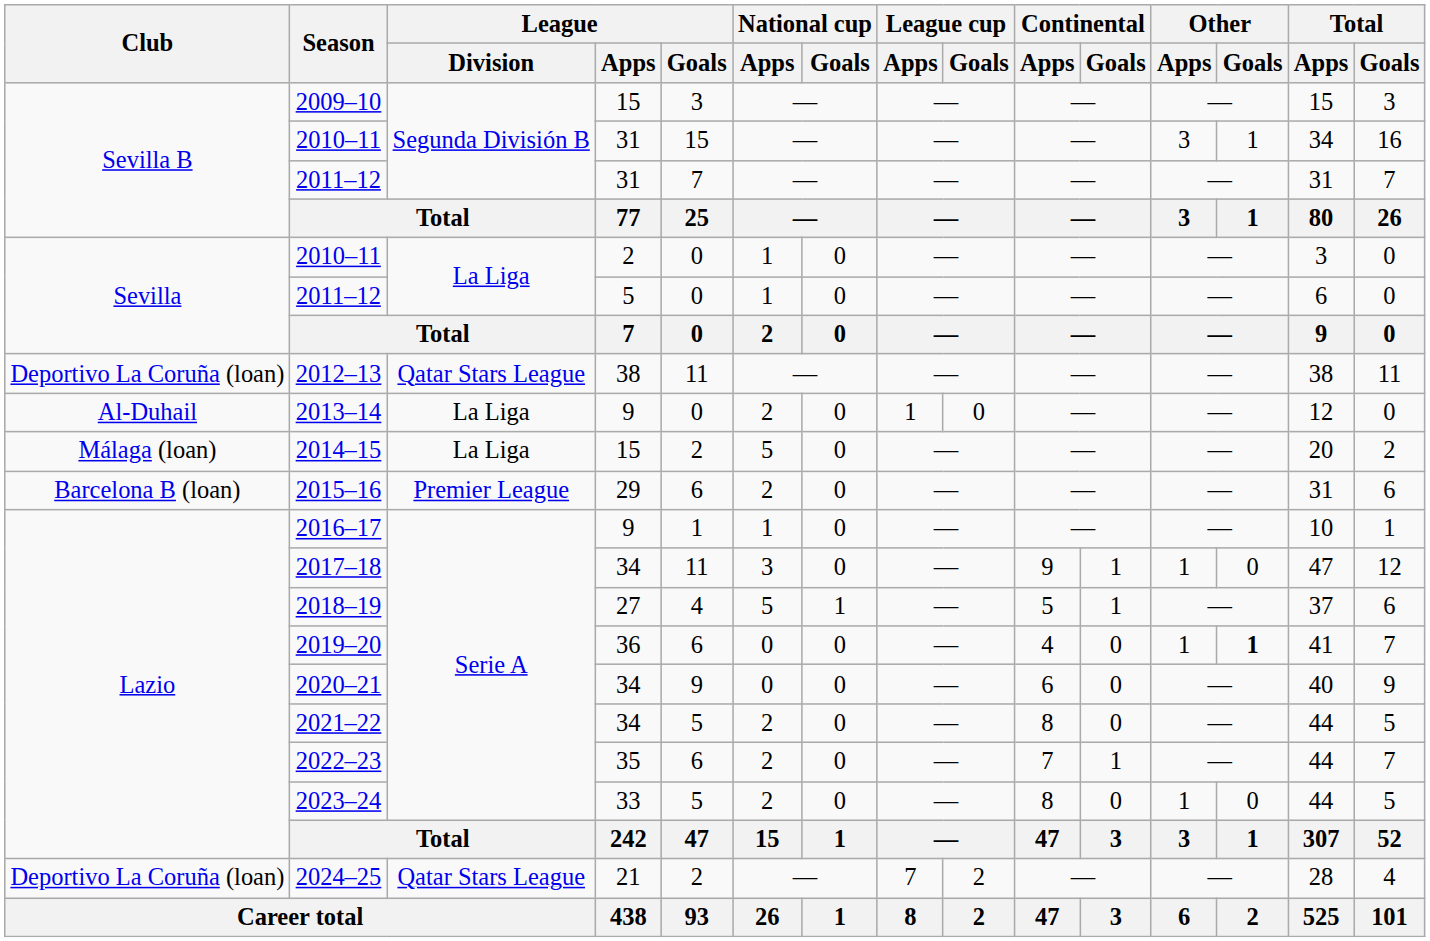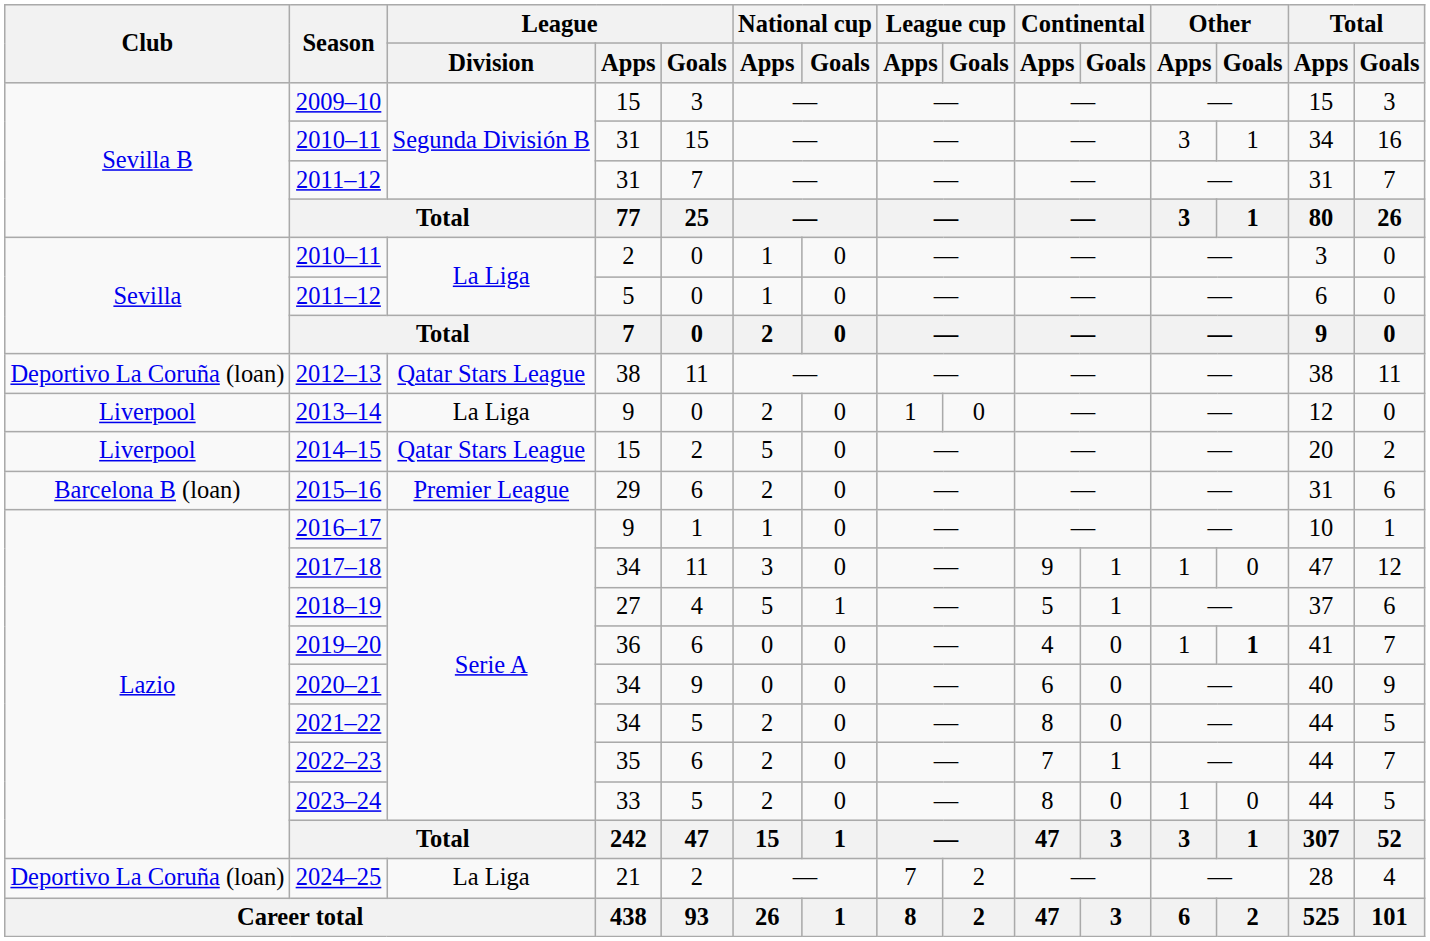(147, 412) Al-Duhail -> (147, 412) Liverpool
(147, 450) Málaga (loan) -> (147, 450) Liverpool
(491, 450) La Liga -> (491, 450) Qatar Stars League
(491, 878) Qatar Stars League -> (491, 878) La Liga
